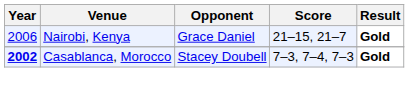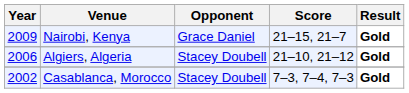(22, 36) 2006 -> (22, 36) 2009
+ row: (87, 57)
(22, 57) bold -> (22, 78) normal
